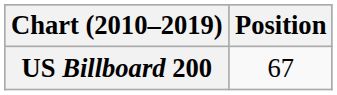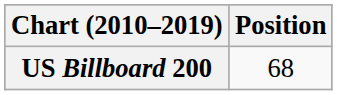(281, 67) 67 -> (281, 67) 68
